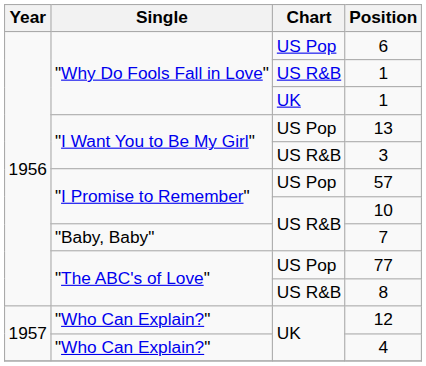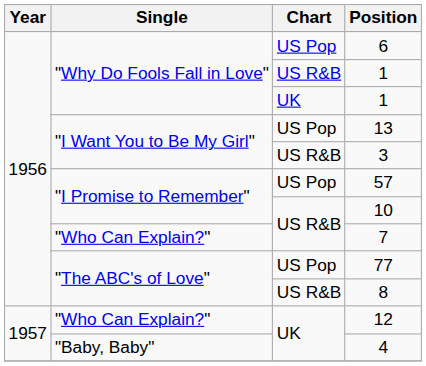(105, 237) "Baby, Baby" -> (133, 237) "Who Can Explain?"
(133, 347) "Who Can Explain?" -> (105, 347) "Baby, Baby"
